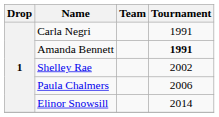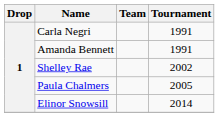(181, 49) bold -> (181, 49) normal
(181, 85) 2006 -> (181, 85) 2005
